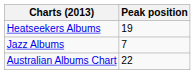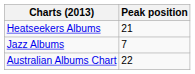(127, 28) 19 -> (127, 28) 21
